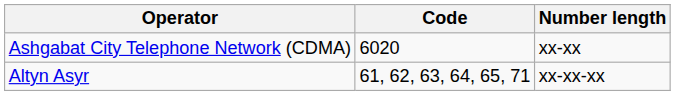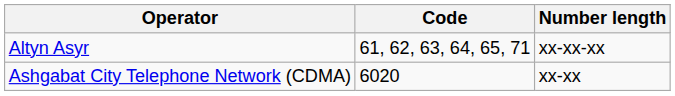rows swapped: (49, 76) <-> (180, 47)
